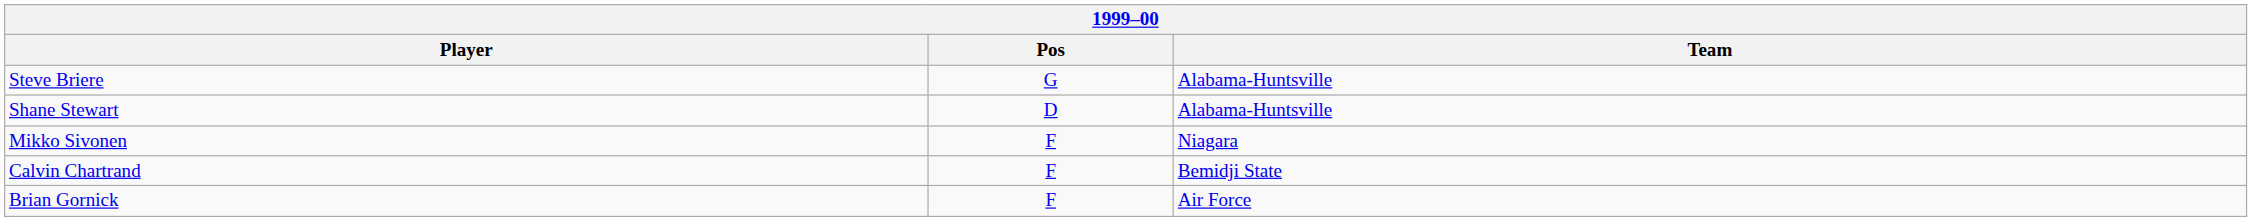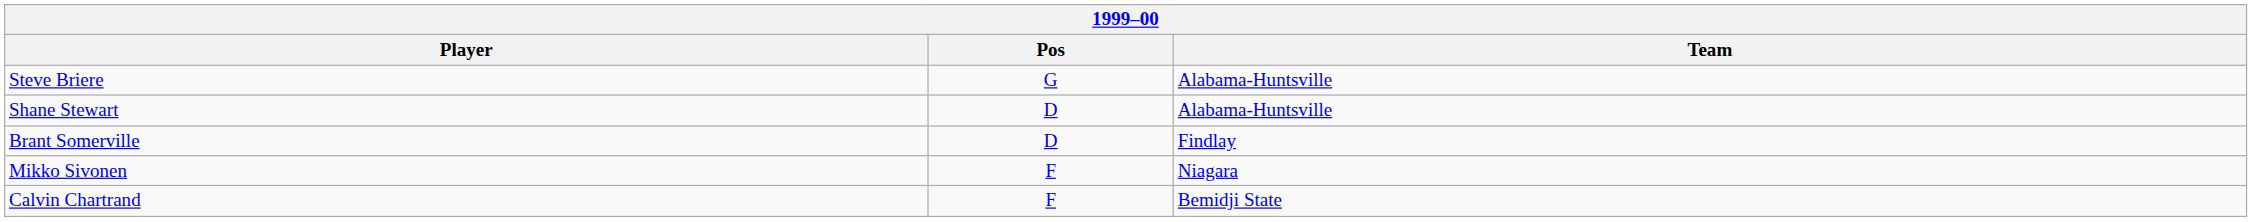+ row: (74, 140)
- row: (64, 200)
